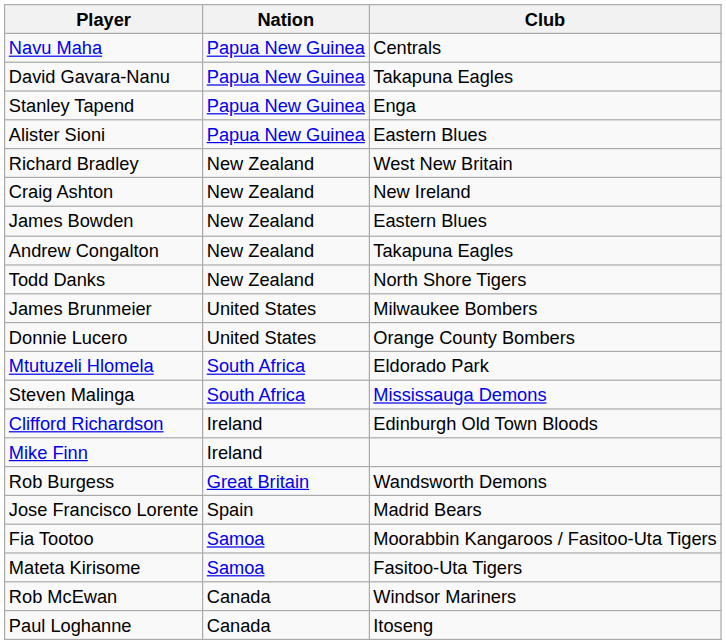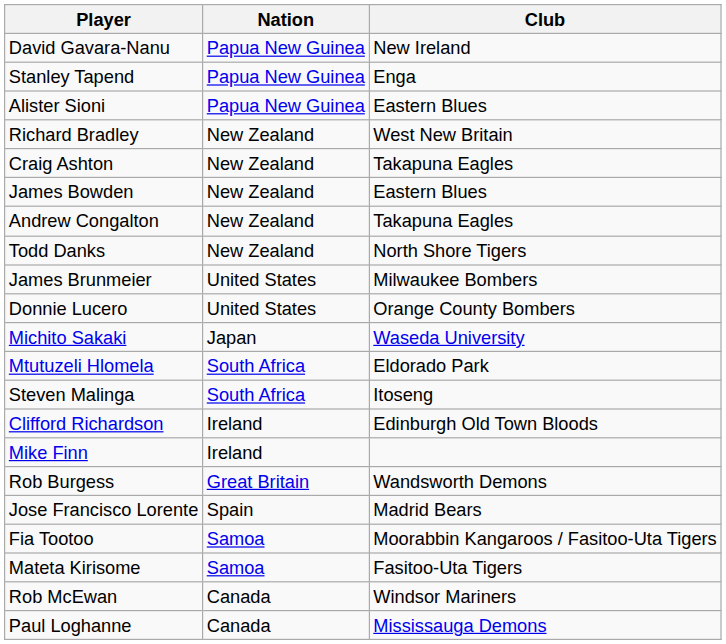- row: (55, 48)
(443, 77) Takapuna Eagles -> (422, 48) New Ireland
(422, 192) New Ireland -> (443, 164) Takapuna Eagles
+ row: (68, 337)
(460, 395) Mississauga Demons -> (403, 395) Itoseng
(403, 626) Itoseng -> (460, 626) Mississauga Demons
